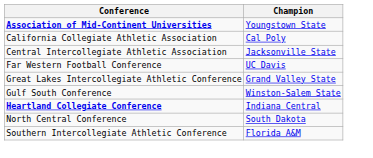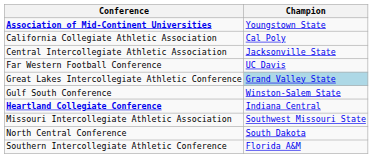(291, 79) no background -> (291, 79) lightblue background
+ row: (119, 120)
